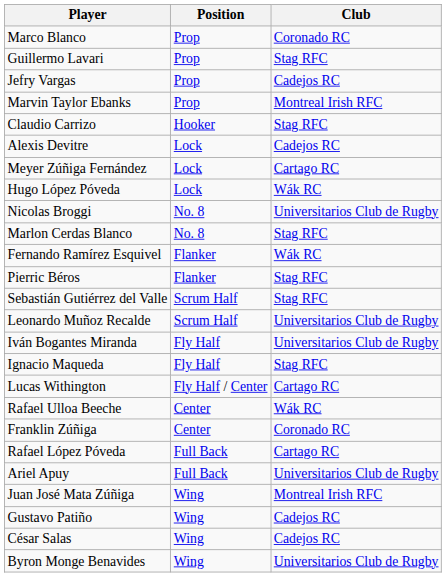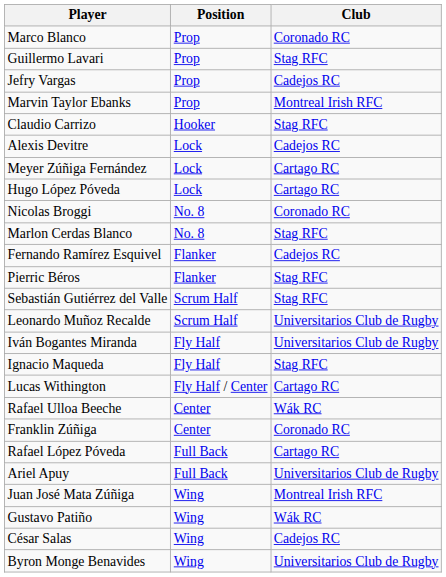(298, 189) Wák RC -> (306, 189) Cartago RC
(356, 211) Universitarios Club de Rugby -> (312, 211) Coronado RC
(298, 255) Wák RC -> (307, 255) Cadejos RC
(307, 517) Cadejos RC -> (298, 517) Wák RC
